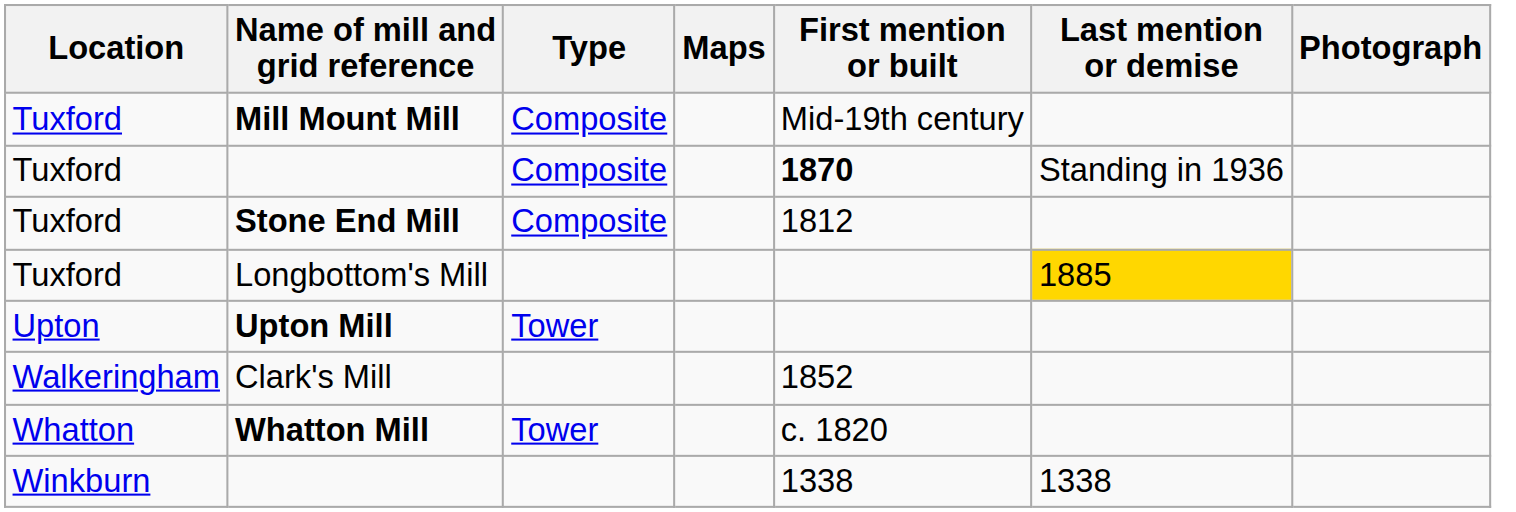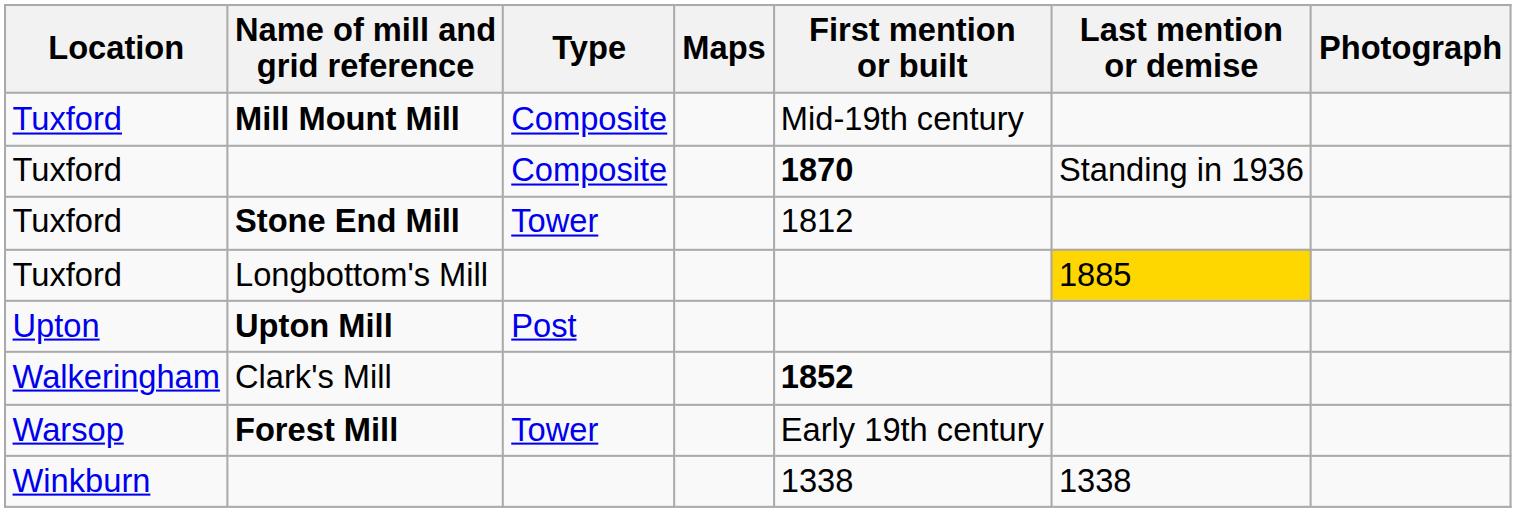(589, 222) Composite -> (555, 222) Tower
(555, 325) Tower -> (544, 325) Post
(817, 377) normal -> (817, 377) bold
+ row: (68, 429)
- row: (73, 429)
